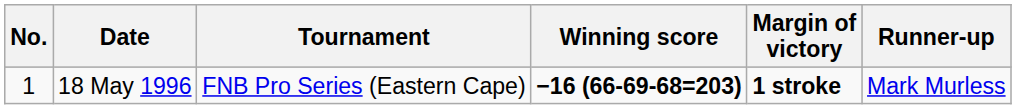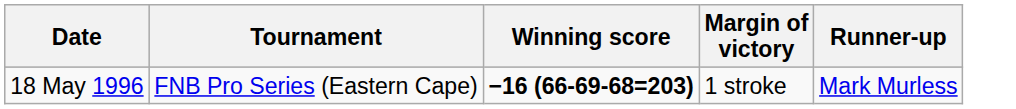- column: (29, 36)
(797, 86) bold -> (746, 86) normal
